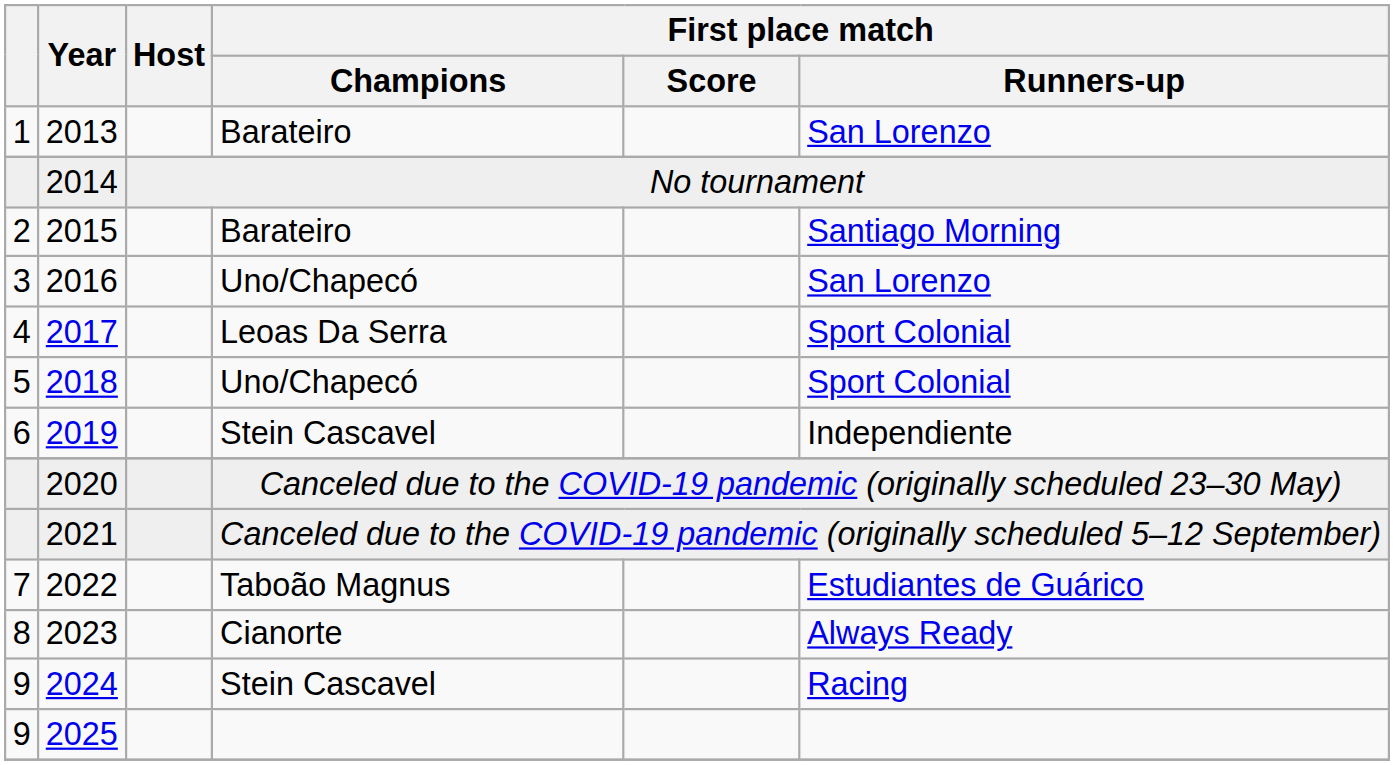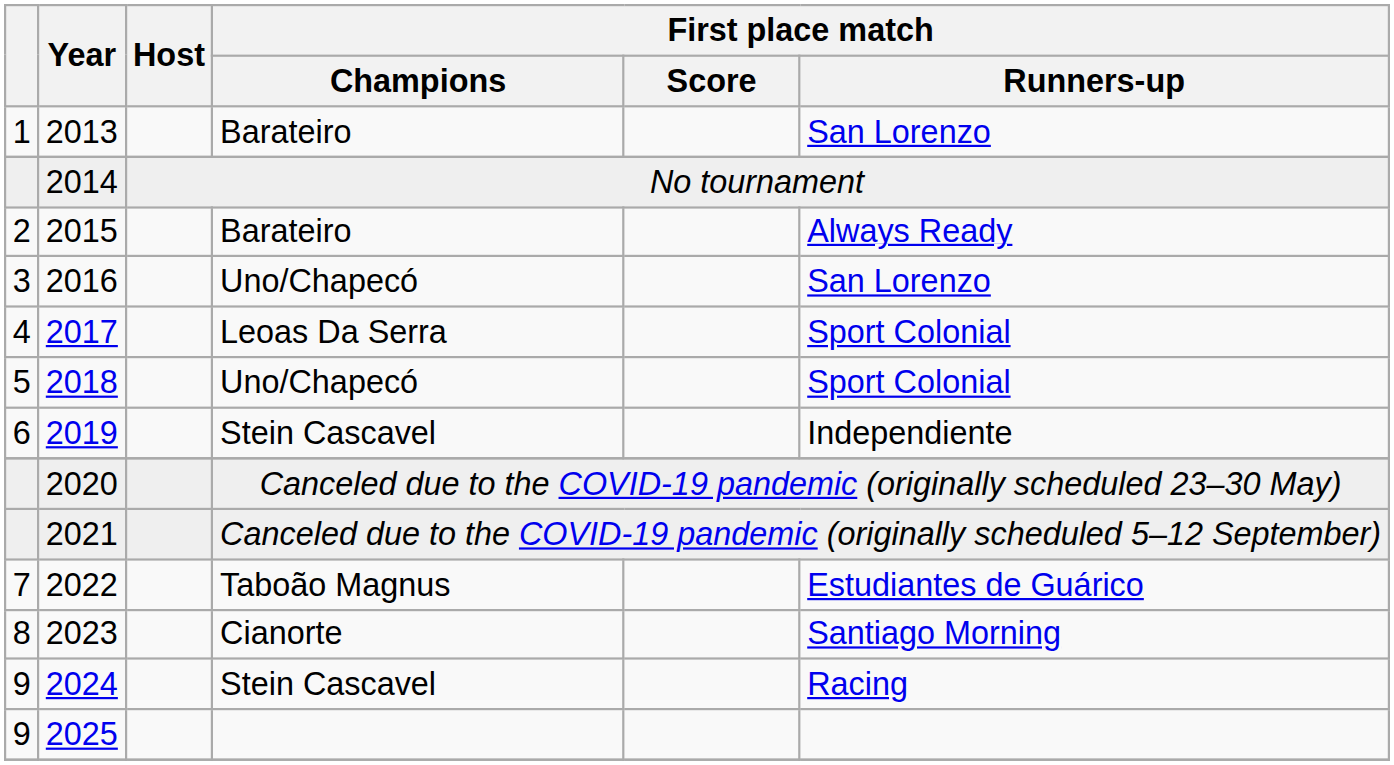(934, 231) Santiago Morning -> (910, 231) Always Ready
(910, 634) Always Ready -> (934, 634) Santiago Morning
